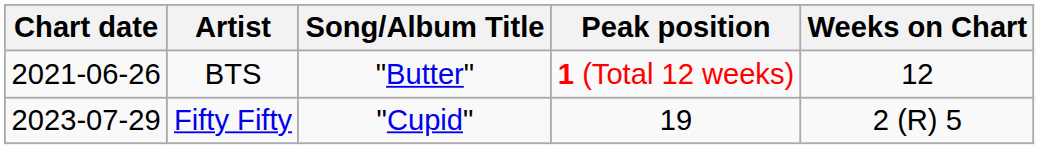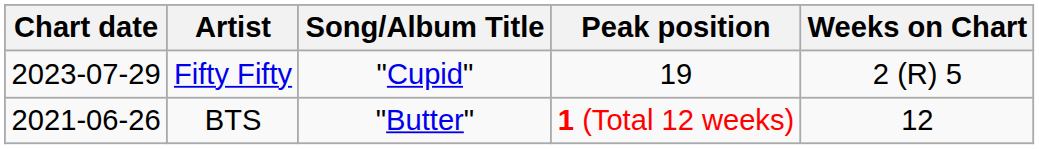rows swapped: (233, 73) <-> (233, 119)
